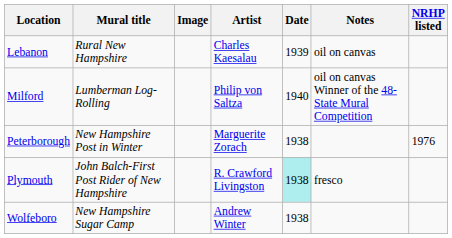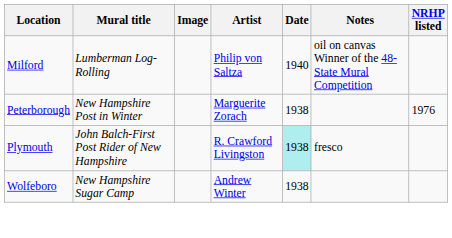- row: (27, 51)
